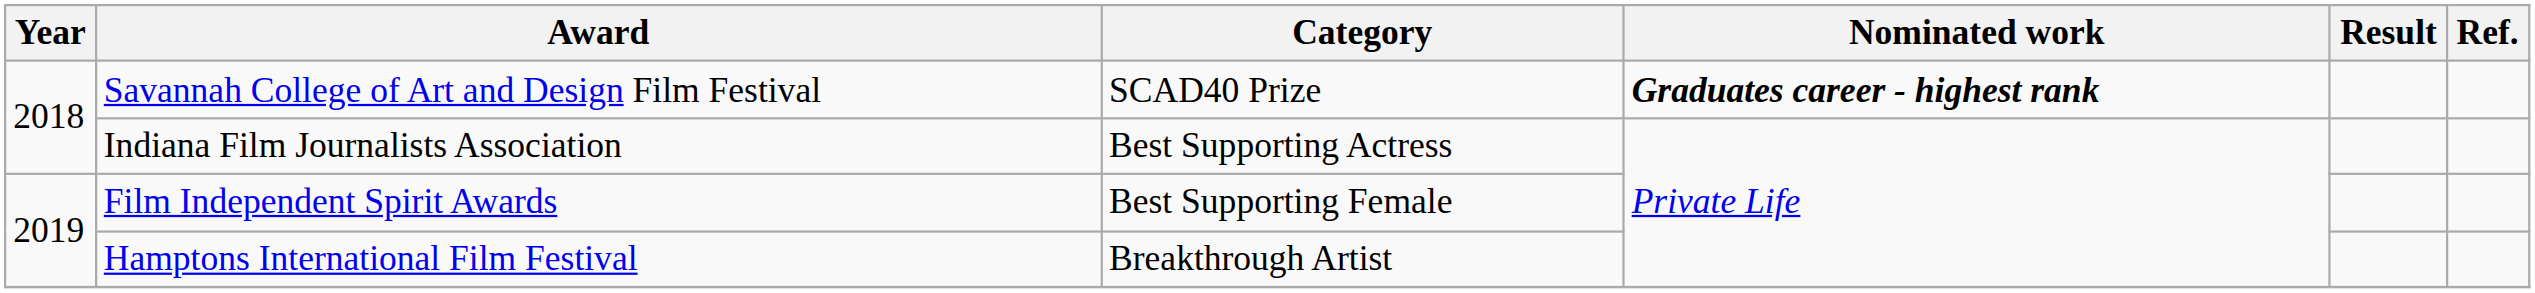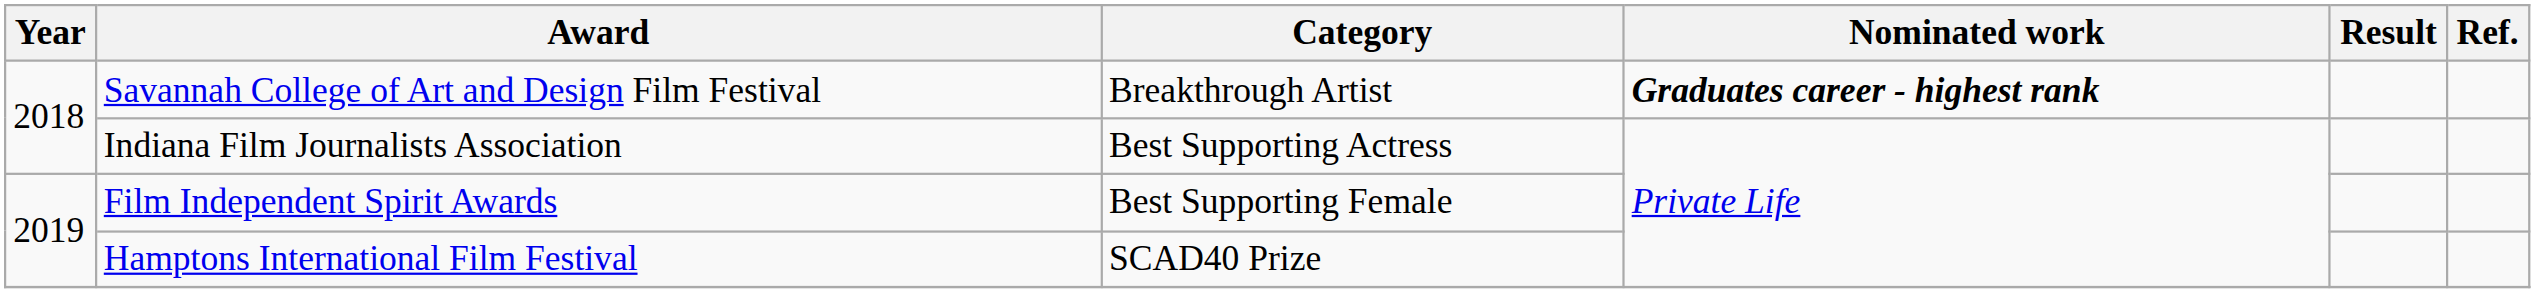(1215, 88) SCAD40 Prize -> (1251, 88) Breakthrough Artist
(1251, 257) Breakthrough Artist -> (1215, 257) SCAD40 Prize
